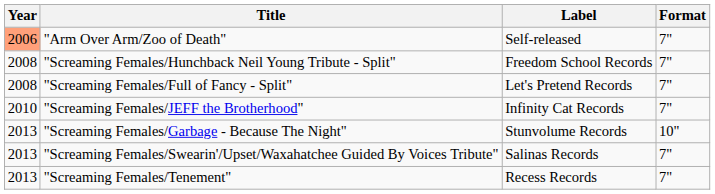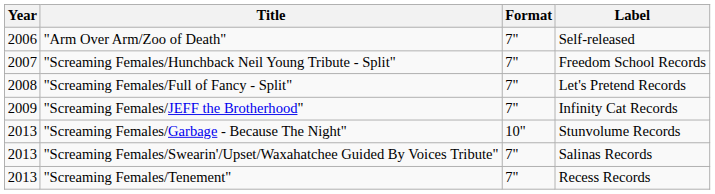columns swapped: (579, 16) <-> (682, 16)
(22, 39) lightsalmon background -> (22, 39) no background
(22, 62) 2008 -> (22, 62) 2007
(22, 108) 2010 -> (22, 108) 2009
